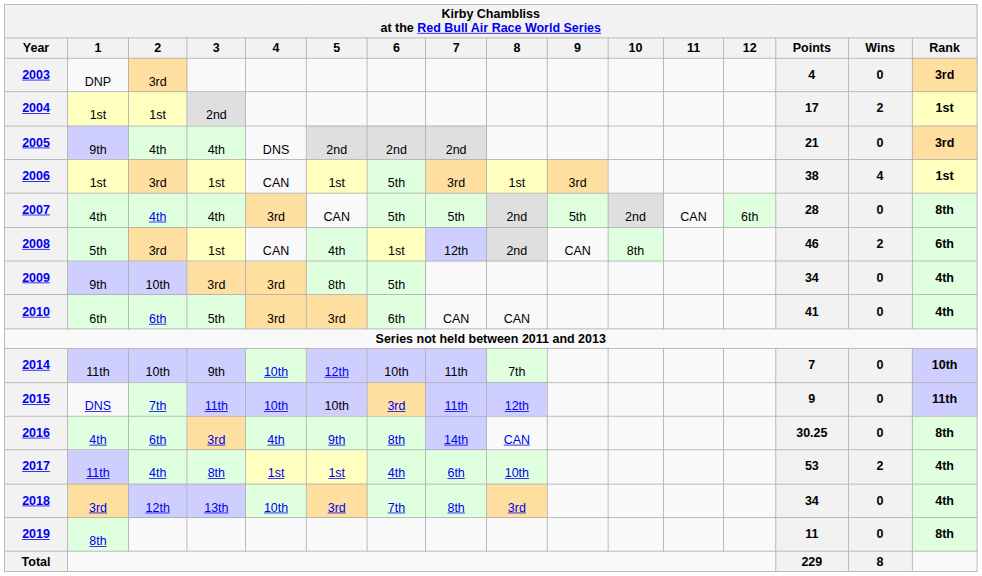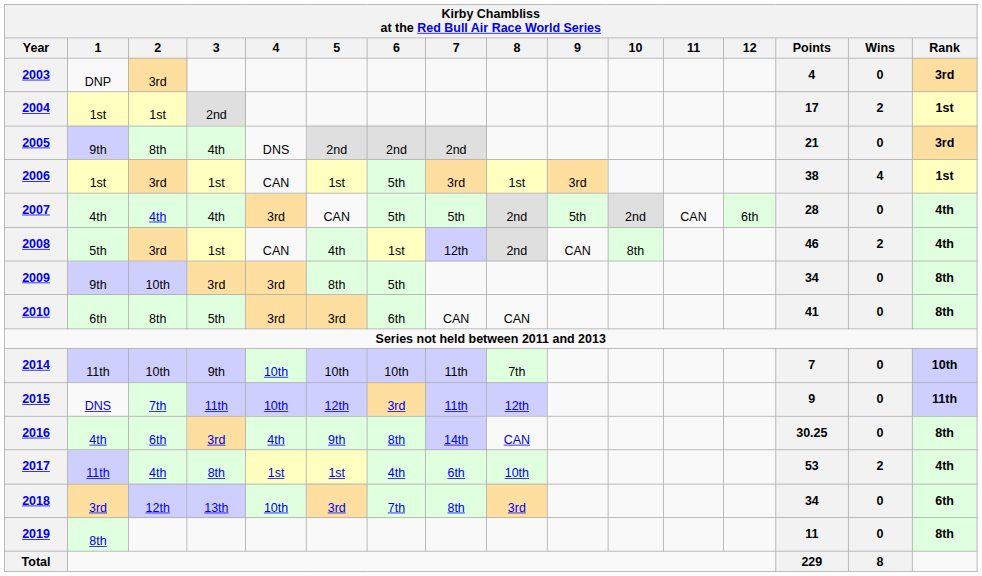(158, 149) 4th -> (158, 149) 8th
(945, 210) 8th -> (945, 210) 4th
(945, 244) 6th -> (945, 244) 4th
(945, 278) 4th -> (945, 278) 8th
(158, 318) 6th -> (158, 318) 8th
(945, 311) 4th -> (945, 311) 8th
(337, 372) 12th -> (337, 372) 10th
(337, 406) 10th -> (337, 406) 12th
(945, 500) 4th -> (945, 500) 6th
